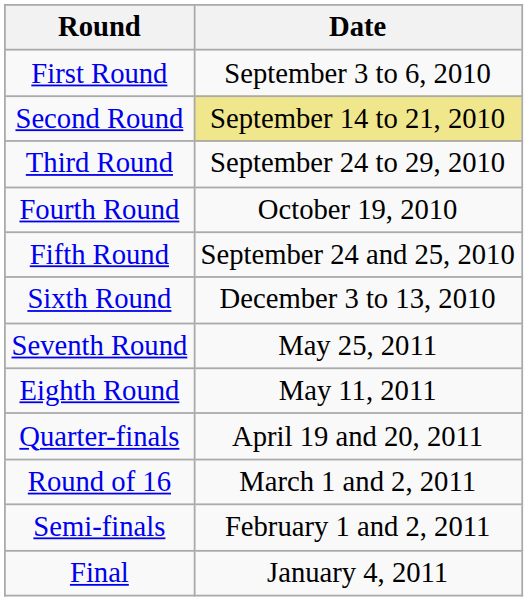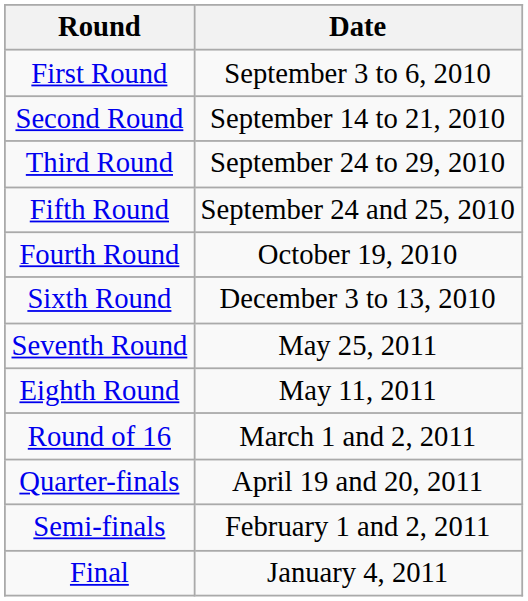(358, 118) khaki background -> (358, 118) no background
rows swapped: (99, 208) <-> (99, 254)
rows swapped: (99, 481) <-> (99, 436)
